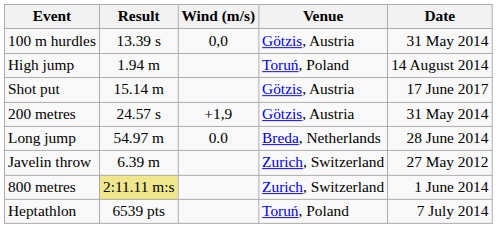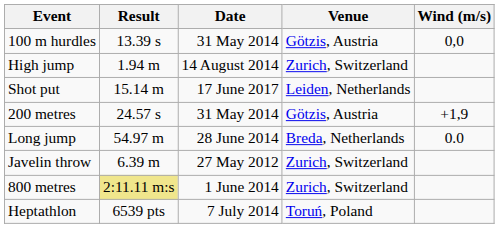columns swapped: (218, 16) <-> (440, 16)
(306, 65) Toruń, Poland -> (347, 65) Zurich, Switzerland
(308, 89) Götzis, Austria -> (348, 89) Leiden, Netherlands
